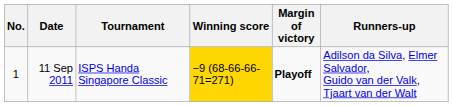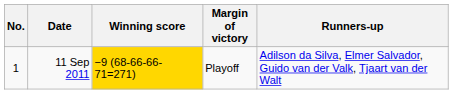- column: (133, 26)
(293, 74) bold -> (222, 68) normal
